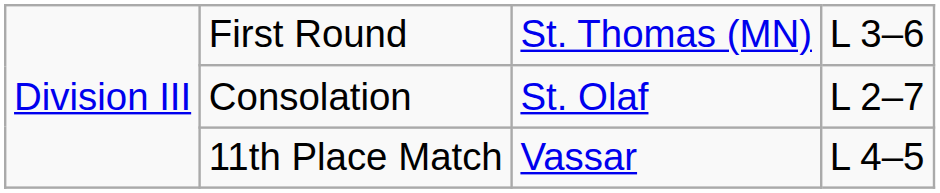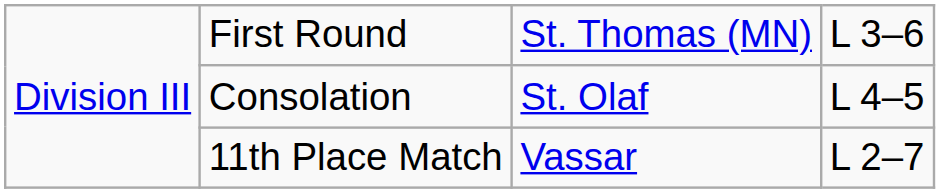(877, 95) L 2–7 -> (877, 95) L 4–5
(877, 156) L 4–5 -> (877, 156) L 2–7
